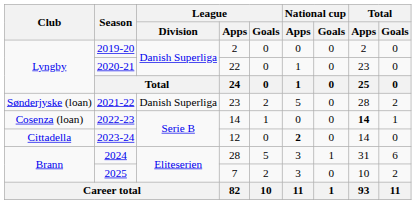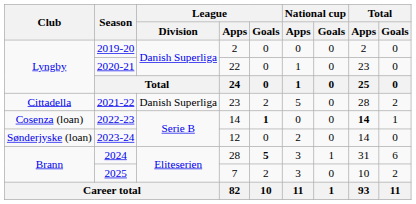(49, 102) Sønderjyske (loan) -> (49, 102) Cittadella
(266, 119) normal -> (266, 119) bold
(49, 137) Cittadella -> (49, 137) Sønderjyske (loan)
(298, 137) bold -> (298, 137) normal
(266, 155) normal -> (266, 155) bold
